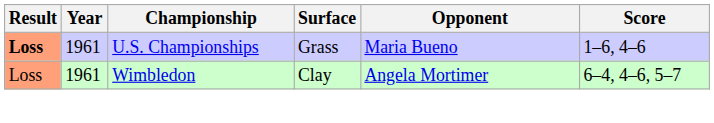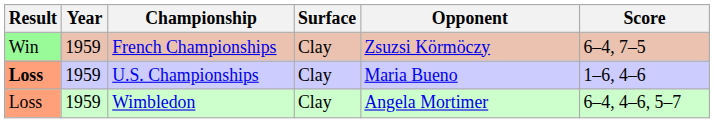+ row: (194, 46)
(83, 46) 1961 -> (83, 74) 1959
(318, 46) Grass -> (315, 74) Clay
(83, 74) 1961 -> (83, 103) 1959
